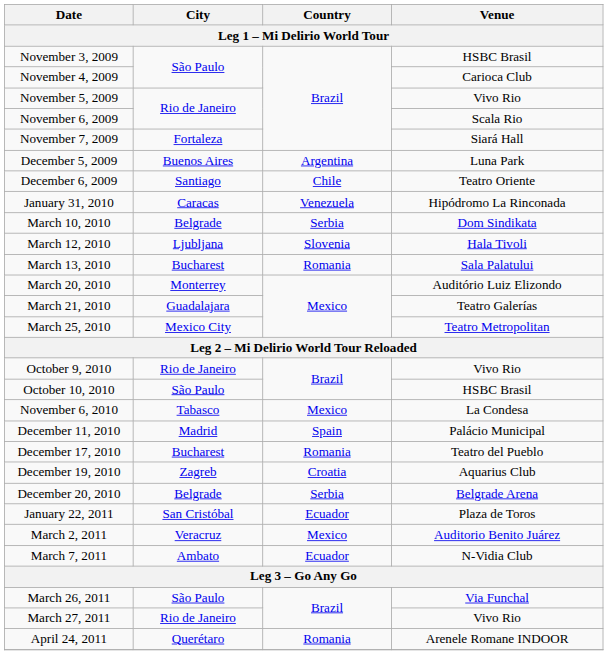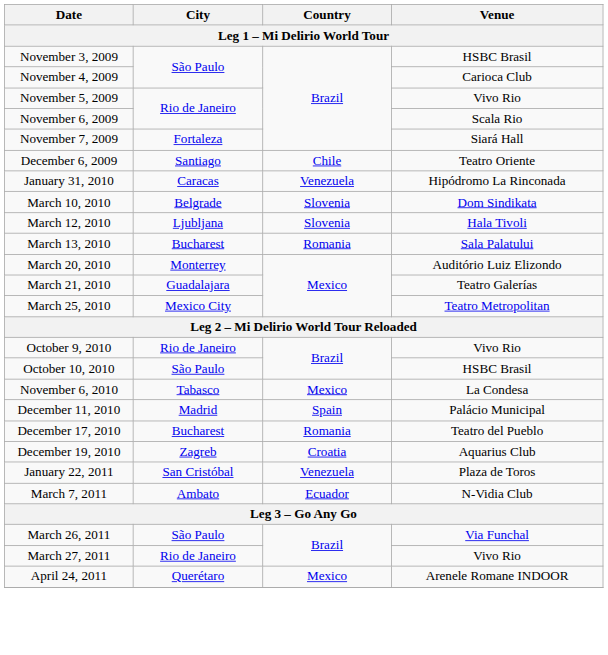- row: (69, 160)
(327, 222) Serbia -> (327, 202) Slovenia
- row: (69, 493)
(327, 514) Ecuador -> (327, 472) Venezuela
- row: (69, 535)
(327, 639) Romania -> (327, 576) Mexico
